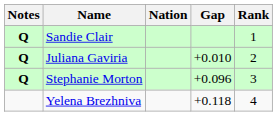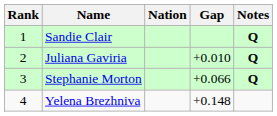columns swapped: (253, 15) <-> (24, 15)
(213, 79) +0.096 -> (212, 79) +0.066
(213, 100) +0.118 -> (212, 100) +0.148
